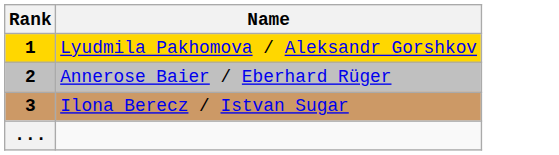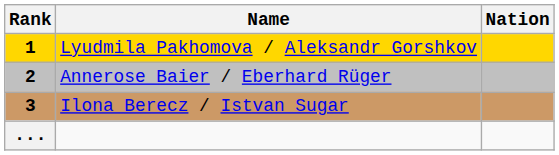+ column: (518, 19)
